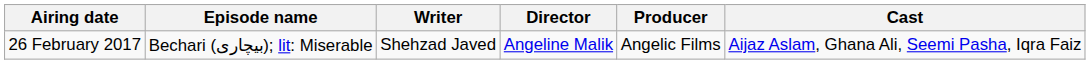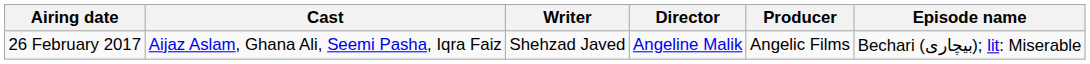columns swapped: (261, 17) <-> (905, 17)
